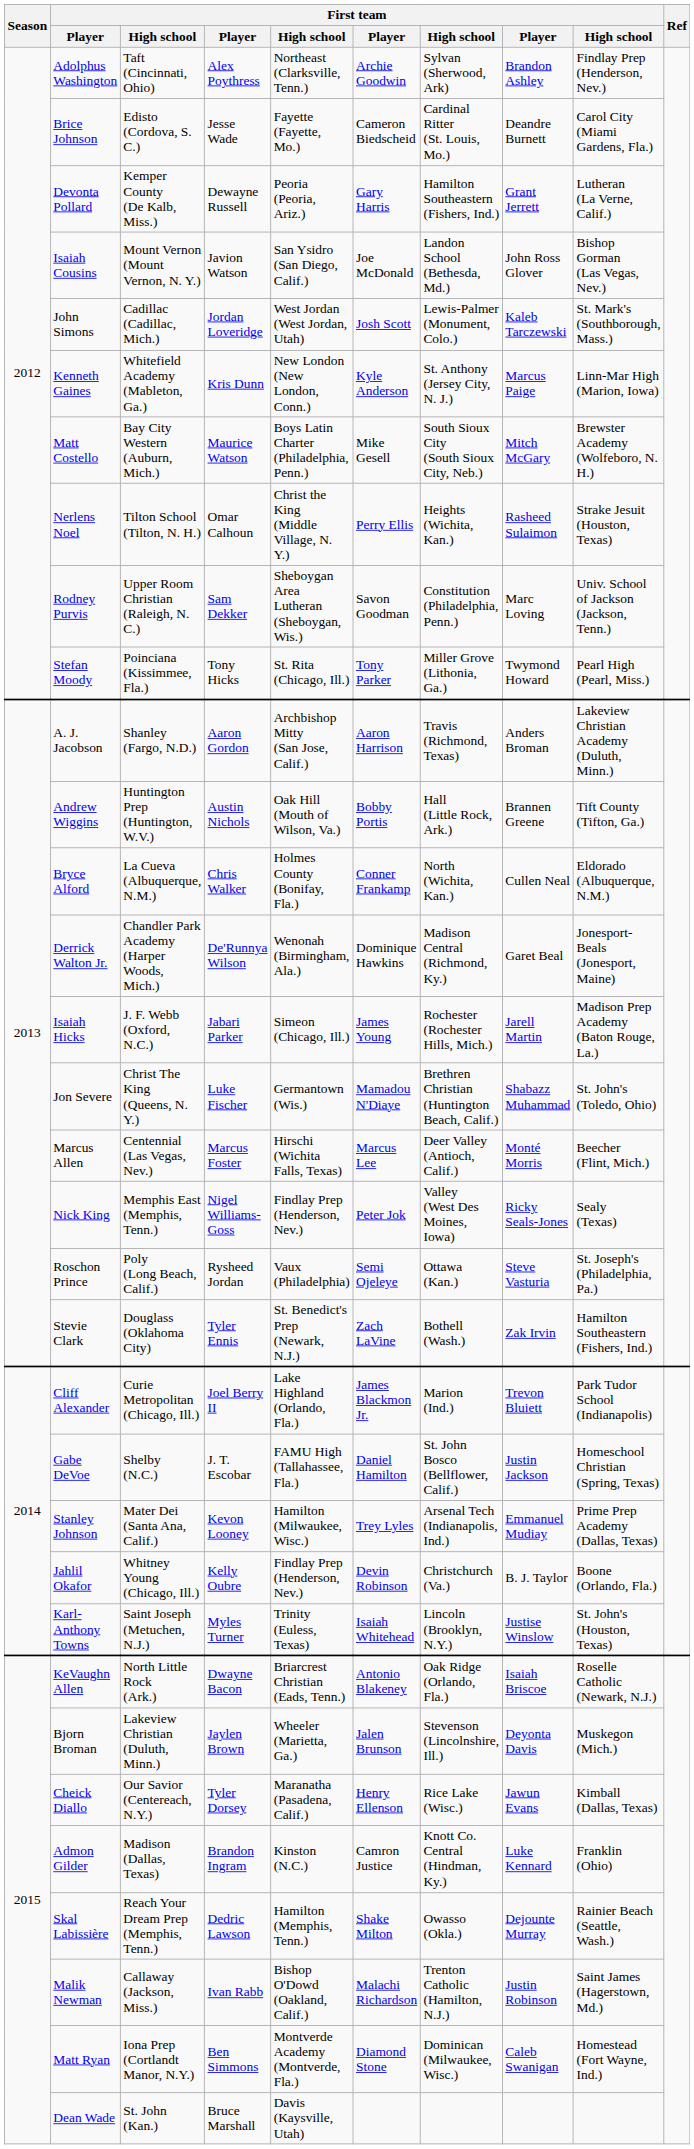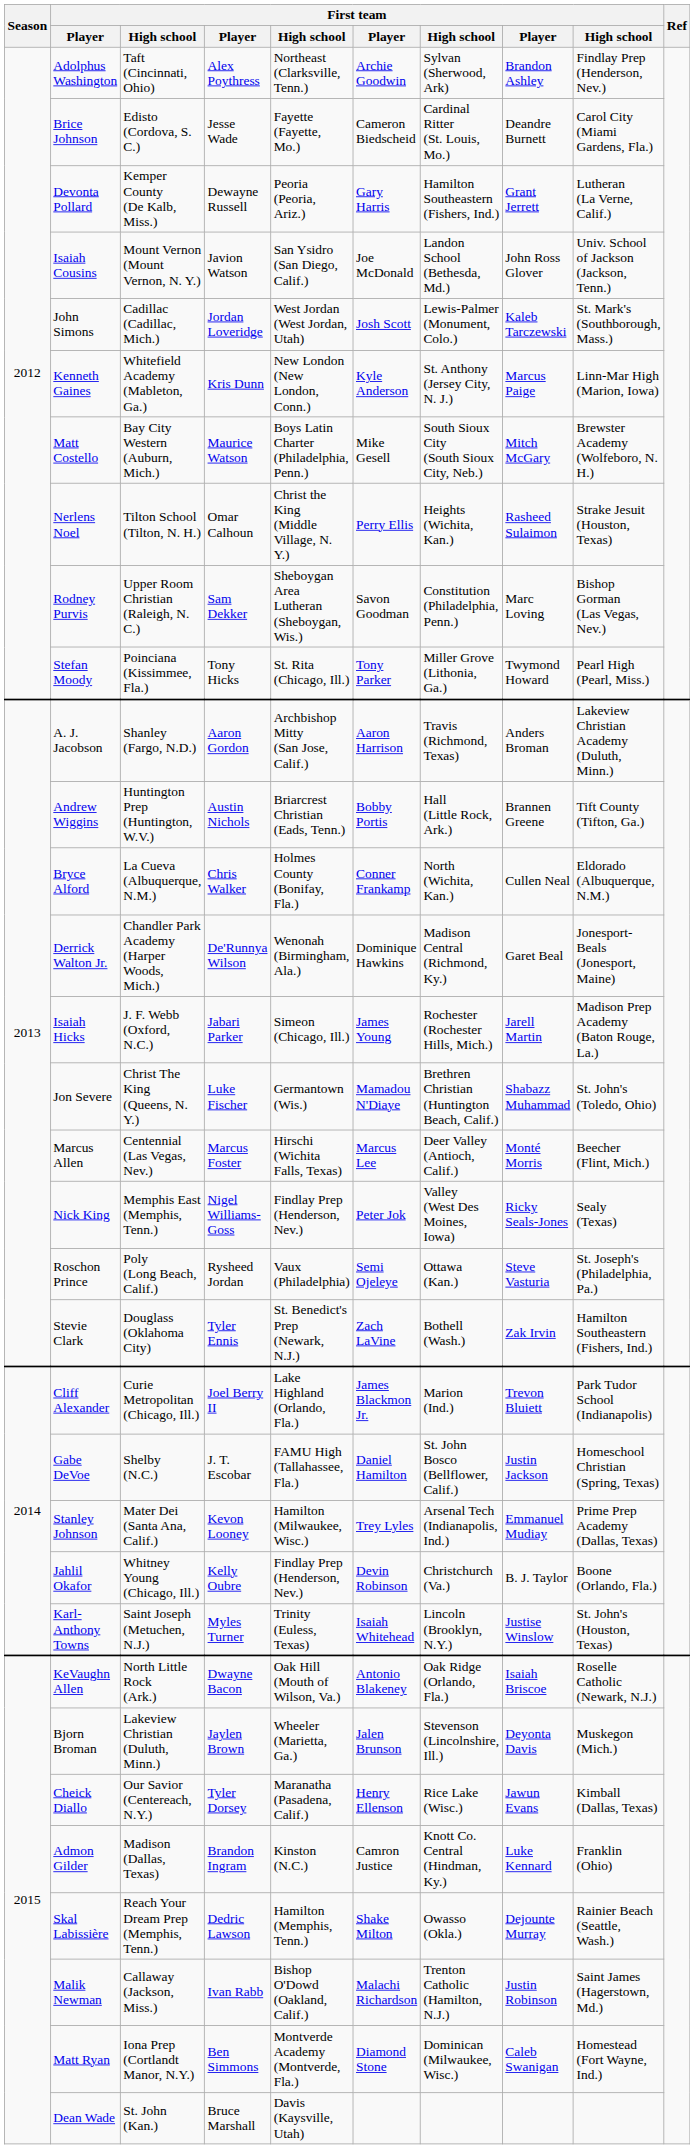(608, 265) Bishop Gorman (Las Vegas, Nev.) -> (612, 265) Univ. School of Jackson (Jackson, Tenn.)
(612, 606) Univ. School of Jackson (Jackson, Tenn.) -> (608, 606) Bishop Gorman (Las Vegas, Nev.)
(307, 814) Oak Hill (Mouth of Wilson, Va.) -> (309, 814) Briarcrest Christian (Eads, Tenn.)
(309, 1681) Briarcrest Christian (Eads, Tenn.) -> (307, 1681) Oak Hill (Mouth of Wilson, Va.)
